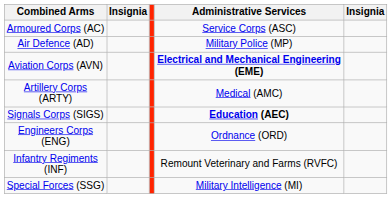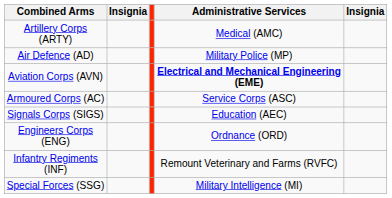rows swapped: (56, 28) <-> (56, 93)
(249, 115) bold -> (249, 115) normal
